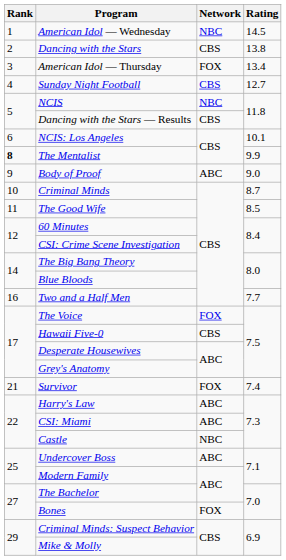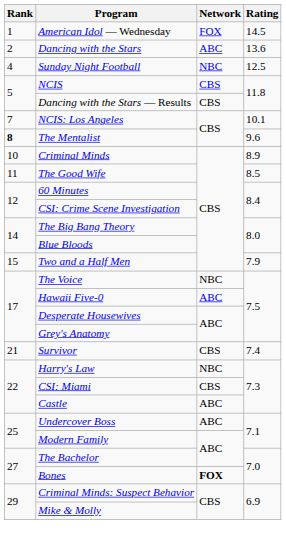(211, 31) NBC -> (210, 31) FOX
(210, 48) CBS -> (211, 48) ABC
(256, 48) 13.8 -> (256, 48) 13.6
- row: (100, 66)
(210, 84) CBS -> (211, 66) NBC
(256, 84) 12.7 -> (256, 66) 12.5
(211, 102) NBC -> (210, 84) CBS
(10, 137) 6 -> (10, 119) 7
(253, 155) 9.9 -> (253, 137) 9.6
- row: (69, 173)
(253, 191) 8.7 -> (253, 155) 8.9
(13, 297) 16 -> (13, 262) 15
(253, 297) 7.7 -> (253, 262) 7.9
(210, 315) FOX -> (211, 279) NBC
(210, 333) CBS -> (211, 297) ABC
(210, 386) FOX -> (210, 350) CBS
(211, 404) ABC -> (211, 368) NBC
(211, 421) ABC -> (210, 386) CBS
(211, 439) NBC -> (211, 404) ABC
(210, 510) normal -> (211, 475) bold
